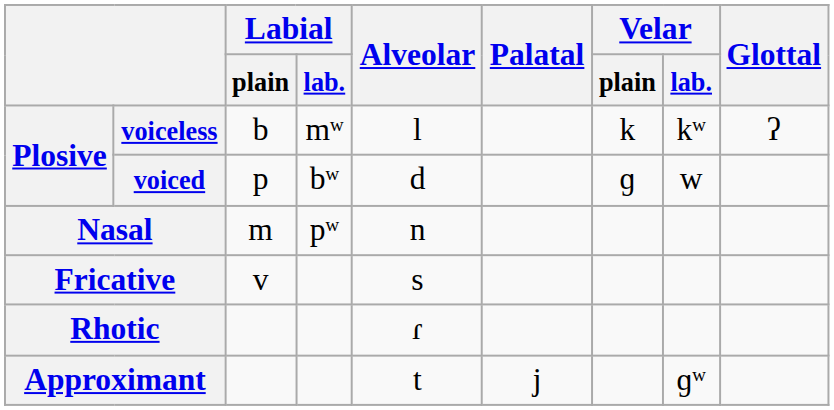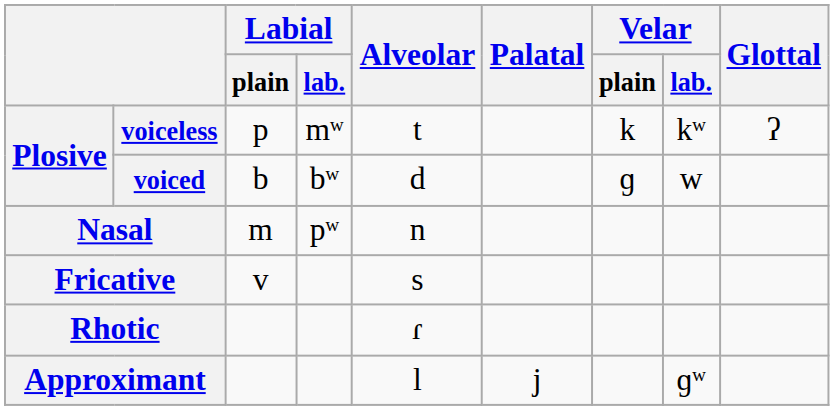(261, 129) b -> (261, 129) p
(417, 129) l -> (417, 129) t
(261, 179) p -> (261, 179) b
(417, 379) t -> (417, 379) l
